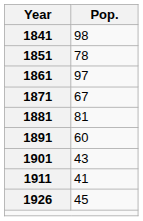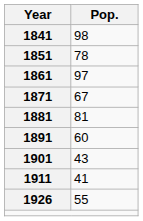(81, 199) 45 -> (81, 199) 55
